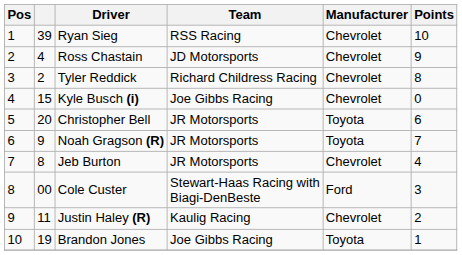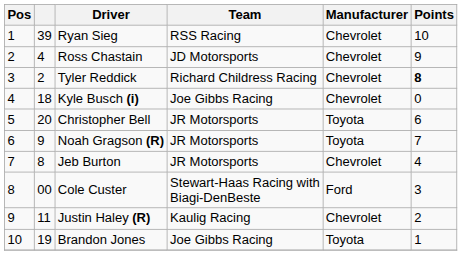(418, 77) normal -> (418, 77) bold
(45, 98) 15 -> (45, 98) 18
